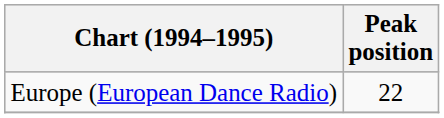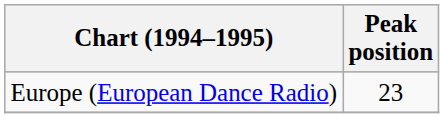(391, 91) 22 -> (391, 91) 23
